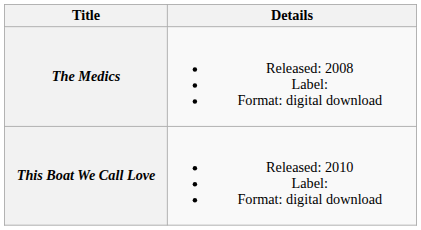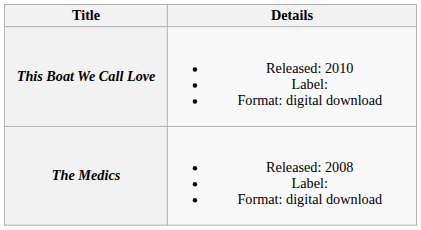rows swapped: (86, 76) <-> (86, 175)
